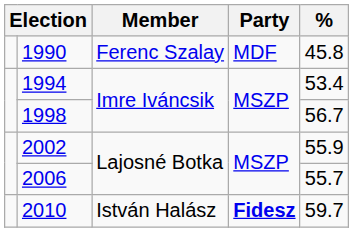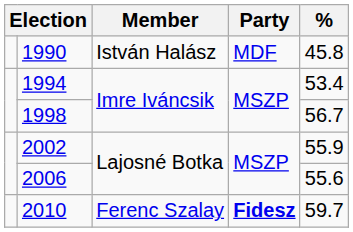(160, 52) Ferenc Szalay -> (156, 52) István Halász
(324, 178) 55.7 -> (324, 178) 55.6
(156, 210) István Halász -> (160, 210) Ferenc Szalay
